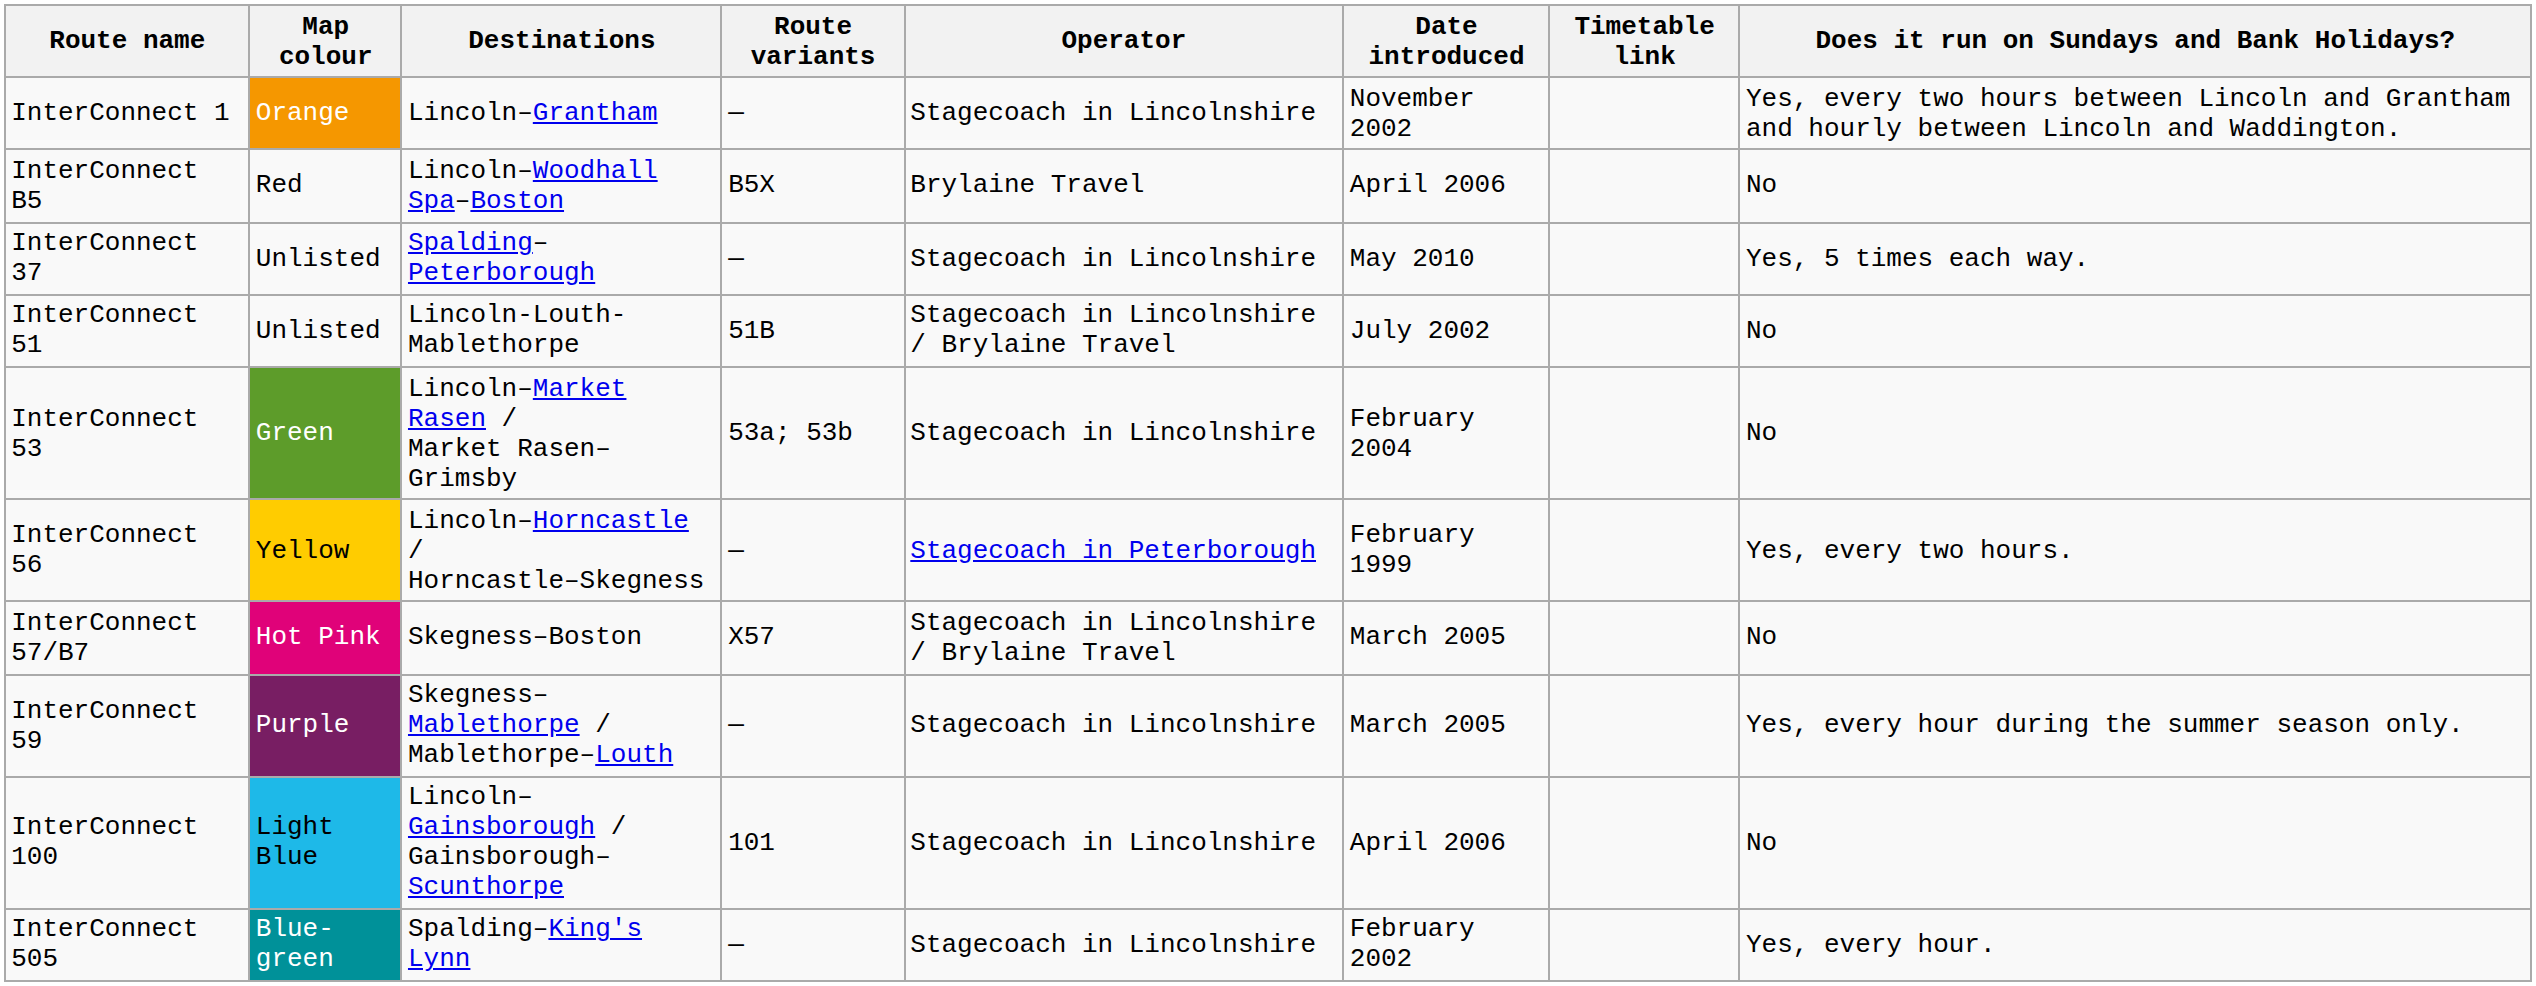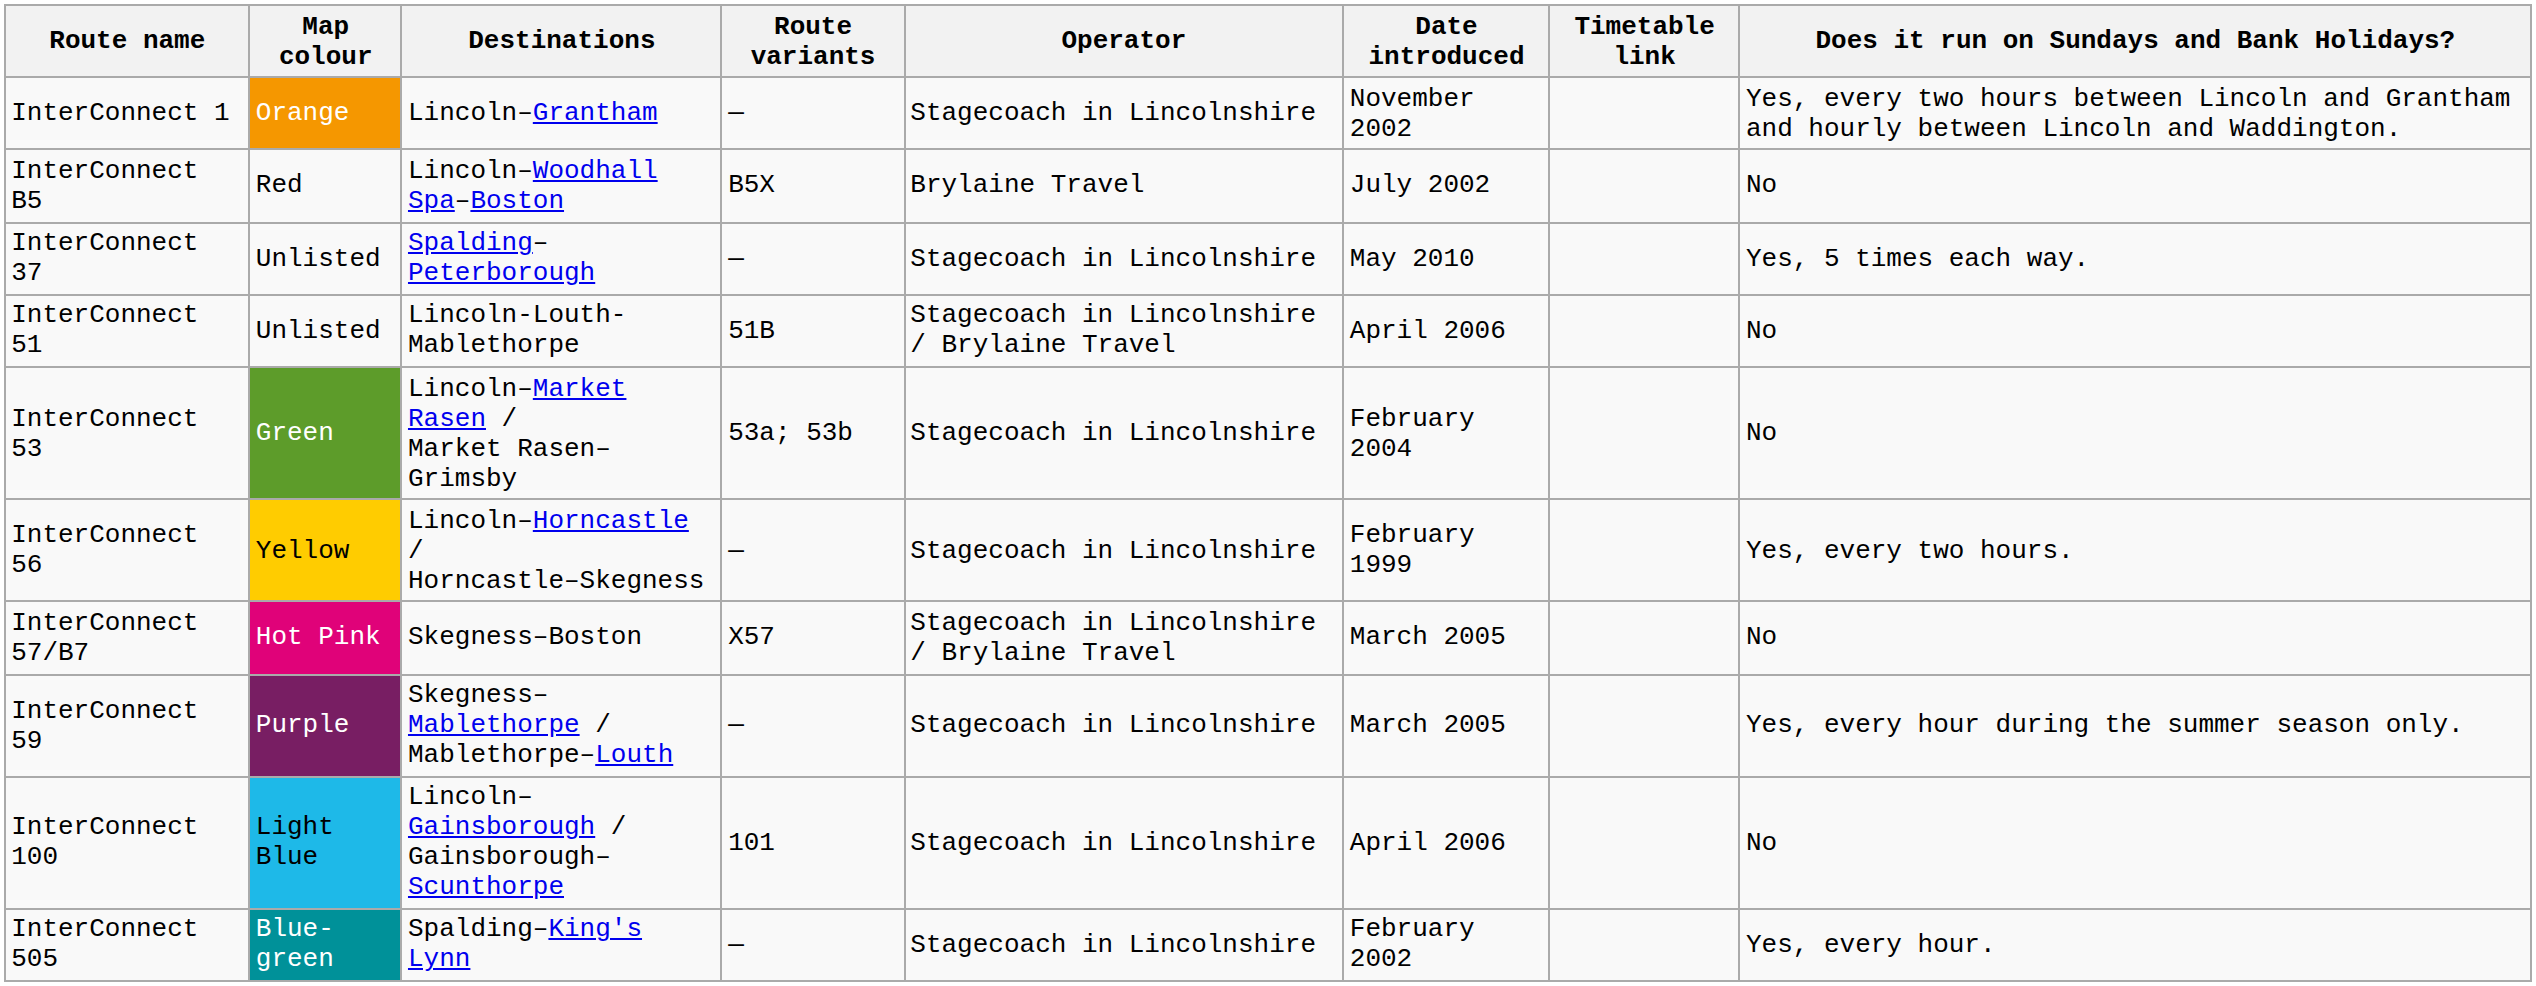(1428, 186) April 2006 -> (1420, 186) July 2002
(1420, 331) July 2002 -> (1428, 331) April 2006
(1113, 550) Stagecoach in Peterborough -> (1113, 550) Stagecoach in Lincolnshire
